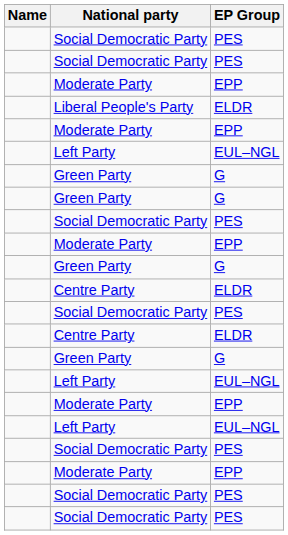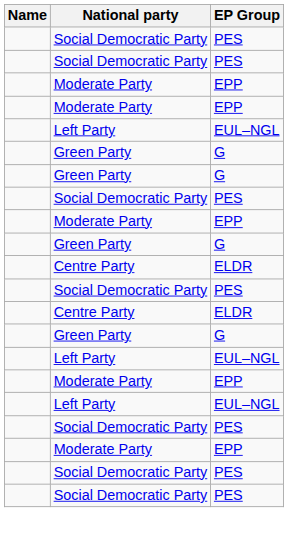- row: (123, 107)
